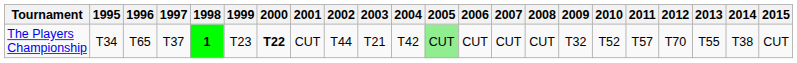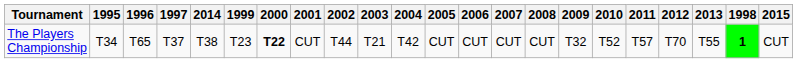columns swapped: (207, 14) <-> (742, 14)
(442, 41) lightgreen background -> (442, 41) no background
